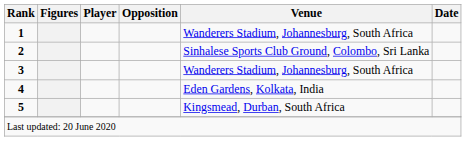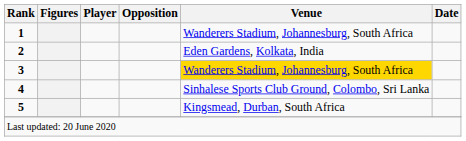(306, 51) Sinhalese Sports Club Ground, Colombo, Sri Lanka -> (254, 51) Eden Gardens, Kolkata, India
(298, 70) no background -> (298, 70) gold background
(254, 88) Eden Gardens, Kolkata, India -> (306, 88) Sinhalese Sports Club Ground, Colombo, Sri Lanka
